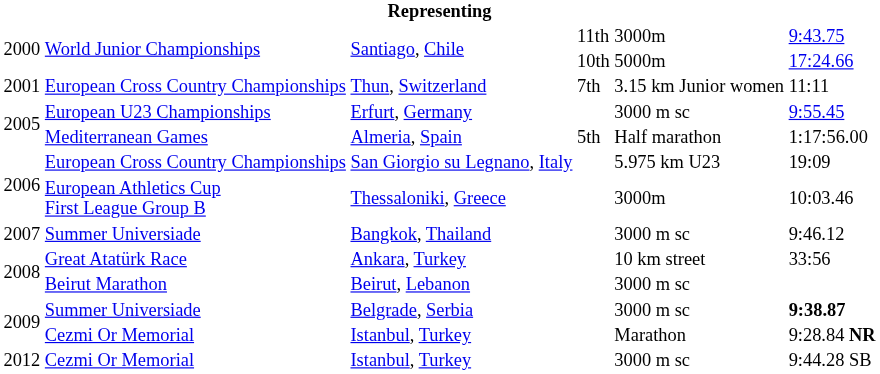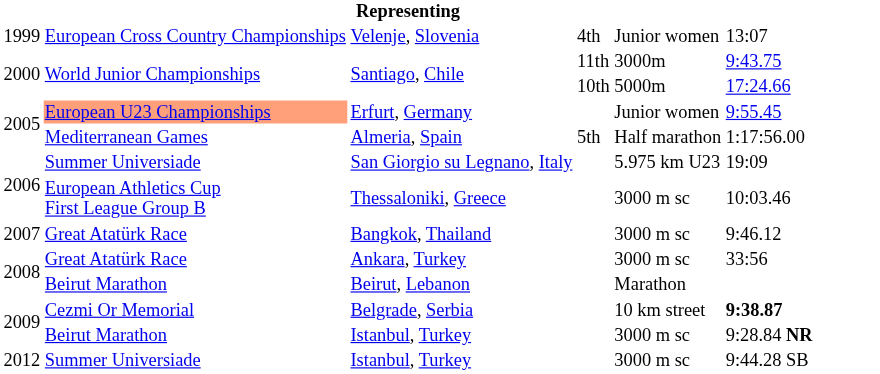+ row: (22, 36)
- row: (22, 86)
(158, 111) no background -> (158, 111) lightsalmon background
(652, 111) 3000 m sc -> (667, 111) Junior women
(195, 162) European Cross Country Championships -> (123, 162) Summer Universiade
(640, 198) 3000m -> (652, 198) 3000 m sc
(123, 233) Summer Universiade -> (116, 233) Great Atatürk Race
(660, 259) 10 km street -> (652, 259) 3000 m sc
(652, 284) 3000 m sc -> (650, 284) Marathon
(123, 309) Summer Universiade -> (119, 309) Cezmi Or Memorial
(652, 309) 3000 m sc -> (660, 309) 10 km street
(119, 335) Cezmi Or Memorial -> (106, 335) Beirut Marathon
(650, 335) Marathon -> (652, 335) 3000 m sc
(119, 360) Cezmi Or Memorial -> (123, 360) Summer Universiade
